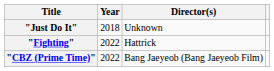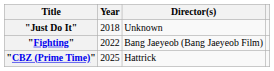(140, 43) Hattrick -> (194, 43) Bang Jaeyeob (Bang Jaeyeob Film)
(110, 58) 2022 -> (110, 58) 2025
(194, 58) Bang Jaeyeob (Bang Jaeyeob Film) -> (140, 58) Hattrick
